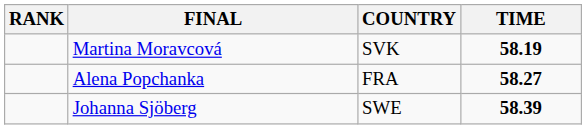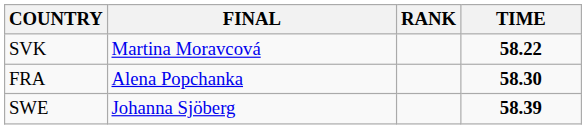columns swapped: (36, 19) <-> (409, 19)
(521, 49) 58.19 -> (521, 49) 58.22
(521, 78) 58.27 -> (521, 78) 58.30
